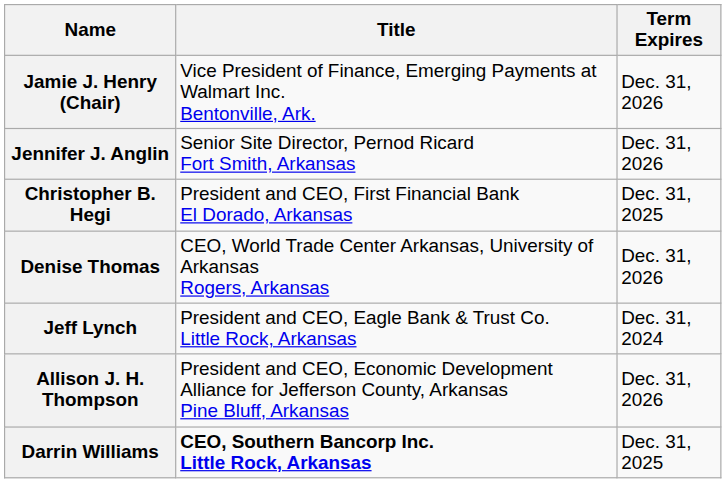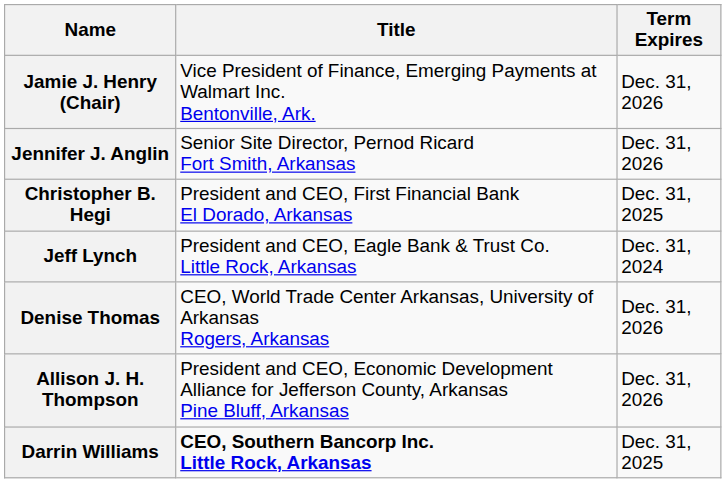rows swapped: (90, 328) <-> (90, 266)
